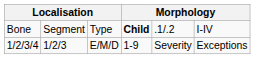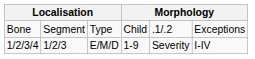(136, 29) bold -> (135, 29) normal
(205, 29) I-IV -> (220, 29) Exceptions
(222, 45) Exceptions -> (202, 45) I-IV
